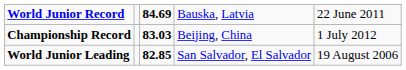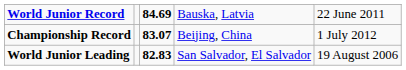(157, 34) 83.03 -> (157, 34) 83.07
(157, 55) 82.85 -> (157, 55) 82.83
